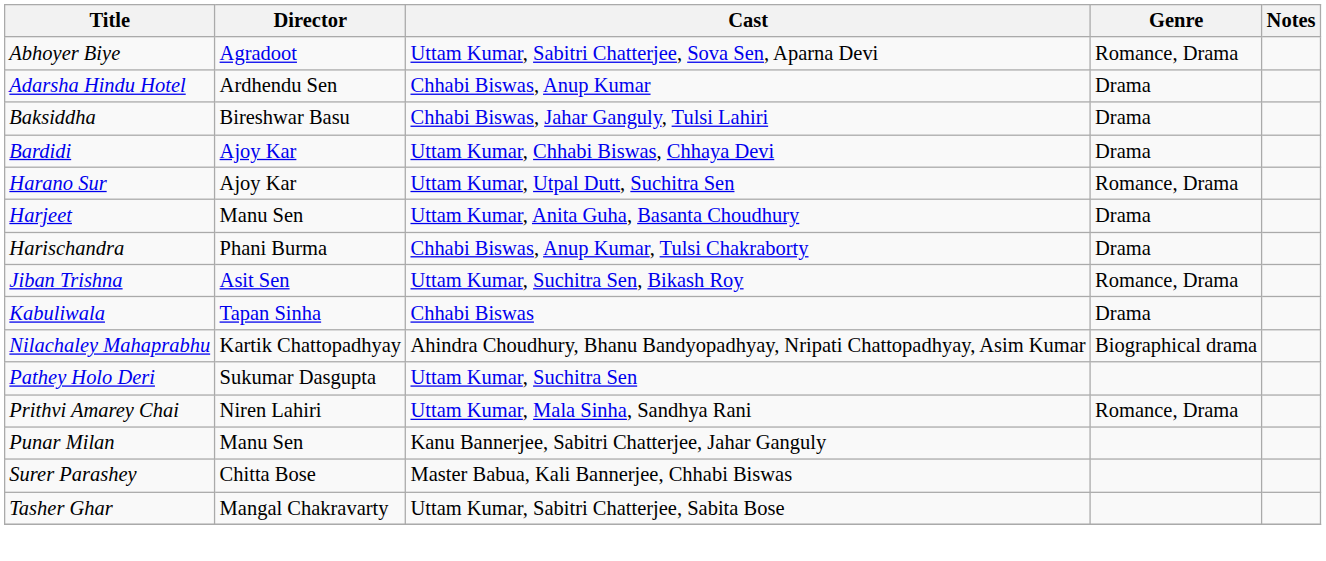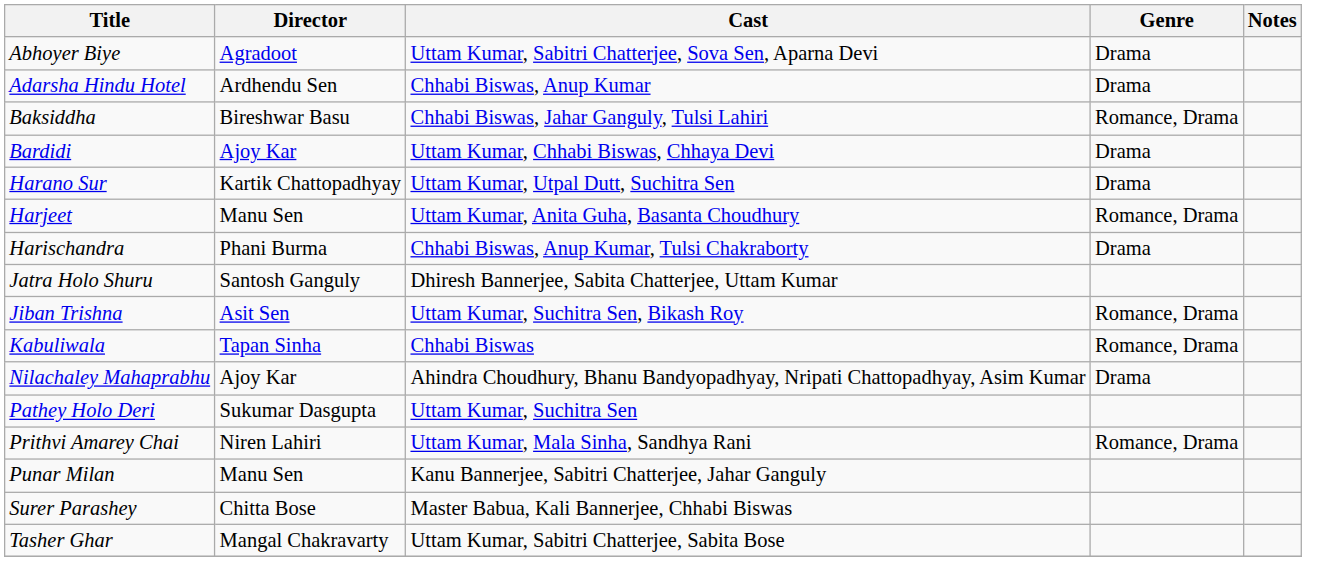(1167, 53) Romance, Drama -> (1123, 53) Drama
(1123, 118) Drama -> (1167, 118) Romance, Drama
(258, 183) Ajoy Kar -> (310, 183) Kartik Chattopadhyay
(1167, 183) Romance, Drama -> (1123, 183) Drama
(1123, 215) Drama -> (1167, 215) Romance, Drama
+ row: (81, 280)
(1123, 313) Drama -> (1167, 345) Romance, Drama
(310, 345) Kartik Chattopadhyay -> (258, 378) Ajoy Kar
(1176, 345) Biographical drama -> (1123, 378) Drama
